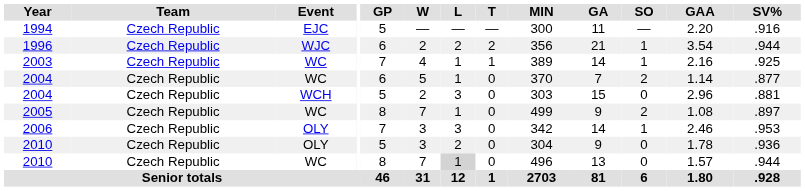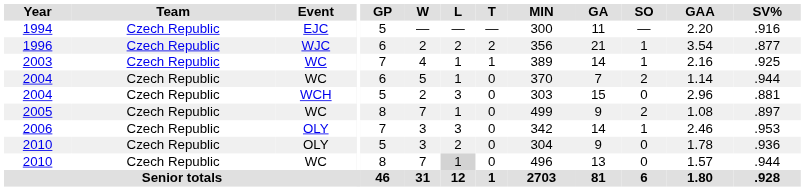(767, 45) .944 -> (767, 45) .877
(767, 78) .877 -> (767, 78) .944
